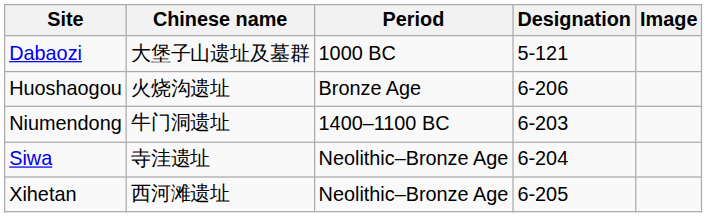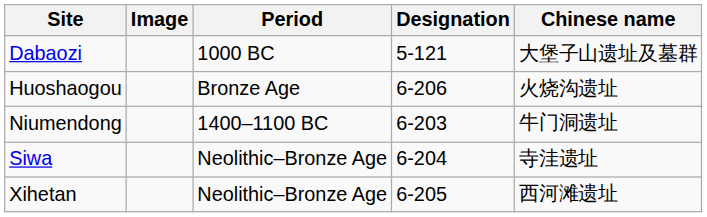columns swapped: (220, 20) <-> (669, 20)
